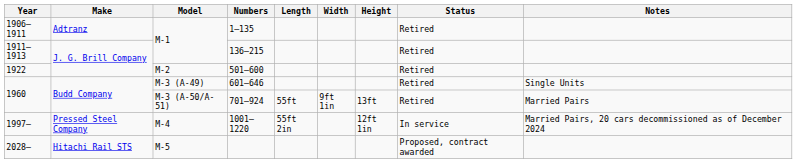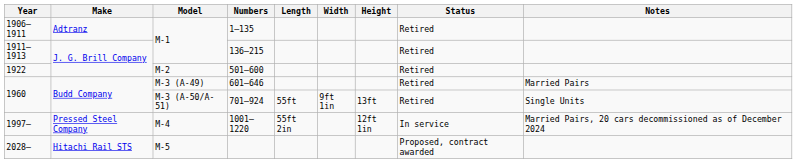(555, 83) Single Units -> (557, 83) Married Pairs
(557, 101) Married Pairs -> (555, 101) Single Units
